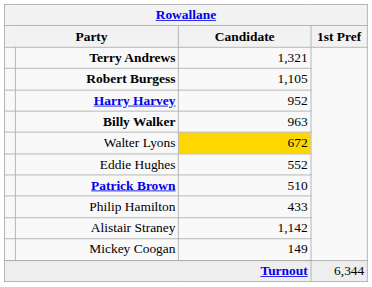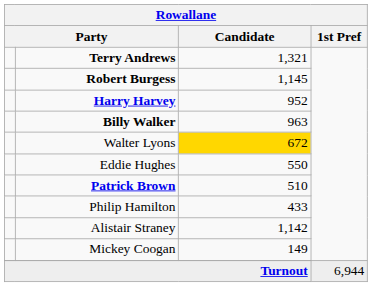(293, 79) 1,105 -> (293, 79) 1,145
(298, 164) 552 -> (298, 164) 550
(349, 270) 6,344 -> (349, 270) 6,944
